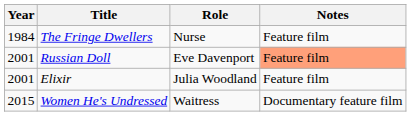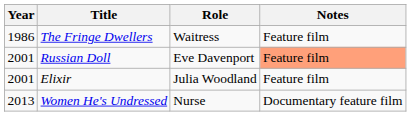(21, 36) 1984 -> (21, 36) 1986
(189, 36) Nurse -> (196, 36) Waitress
(21, 100) 2015 -> (21, 100) 2013
(196, 100) Waitress -> (189, 100) Nurse
